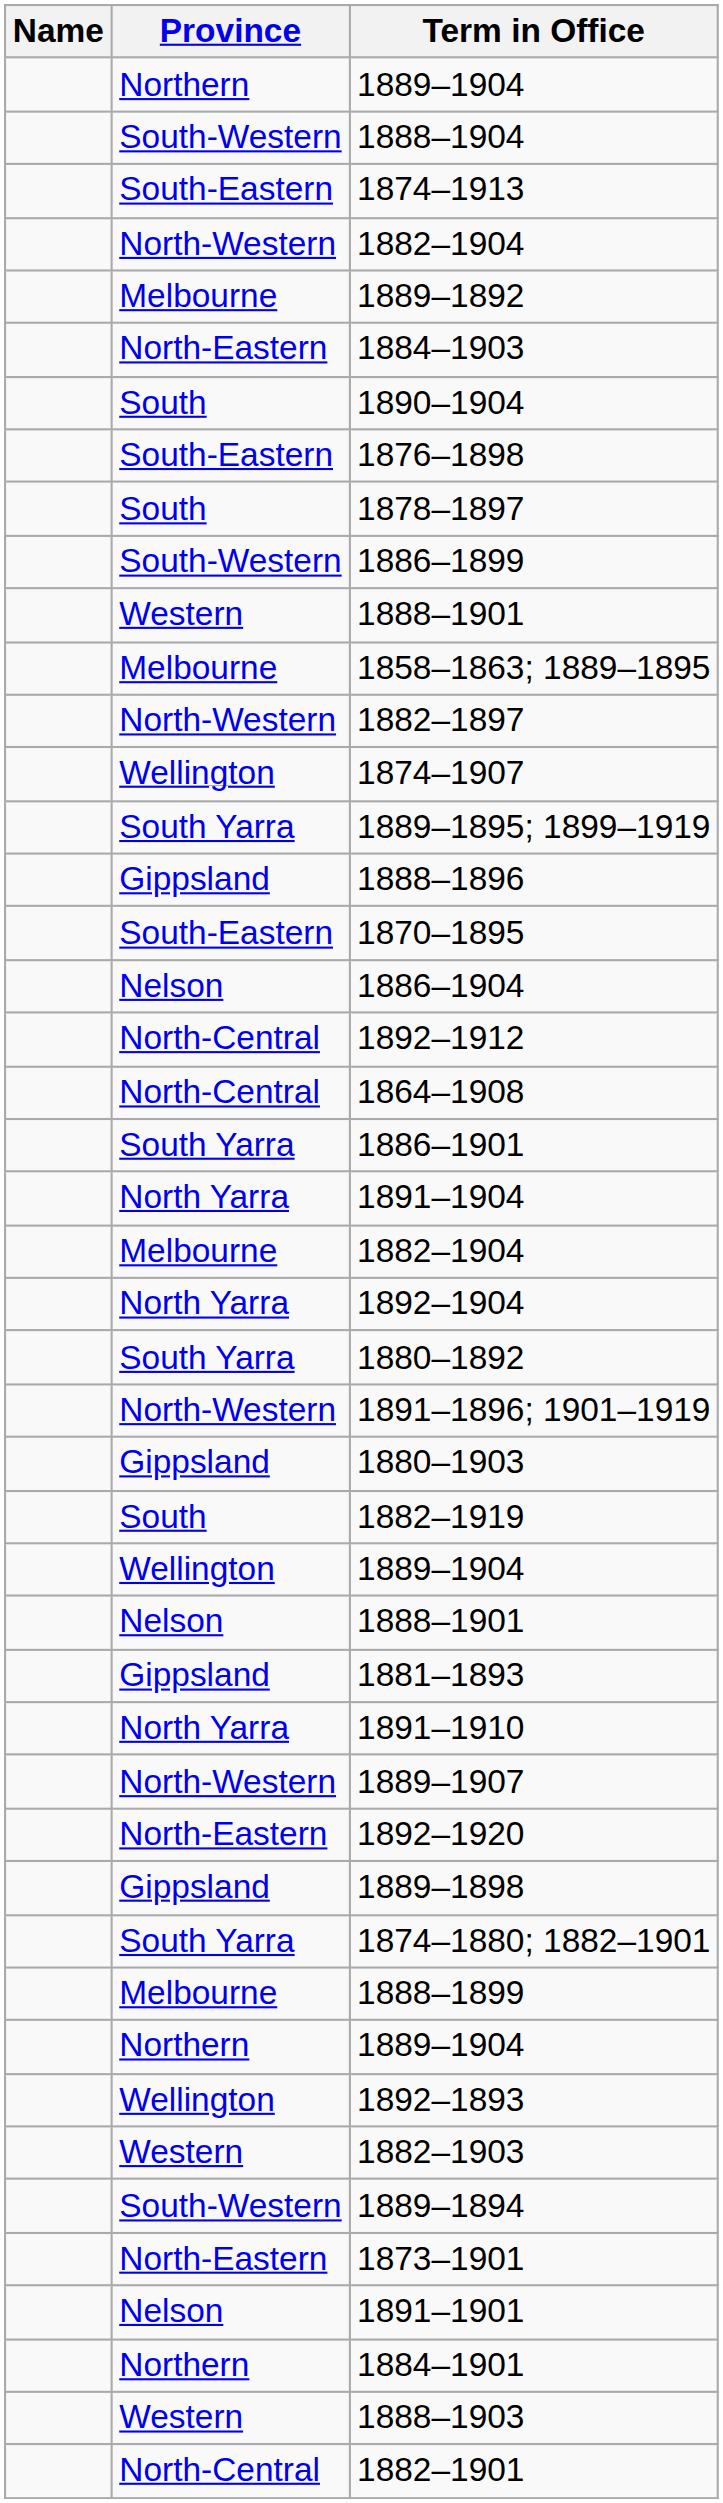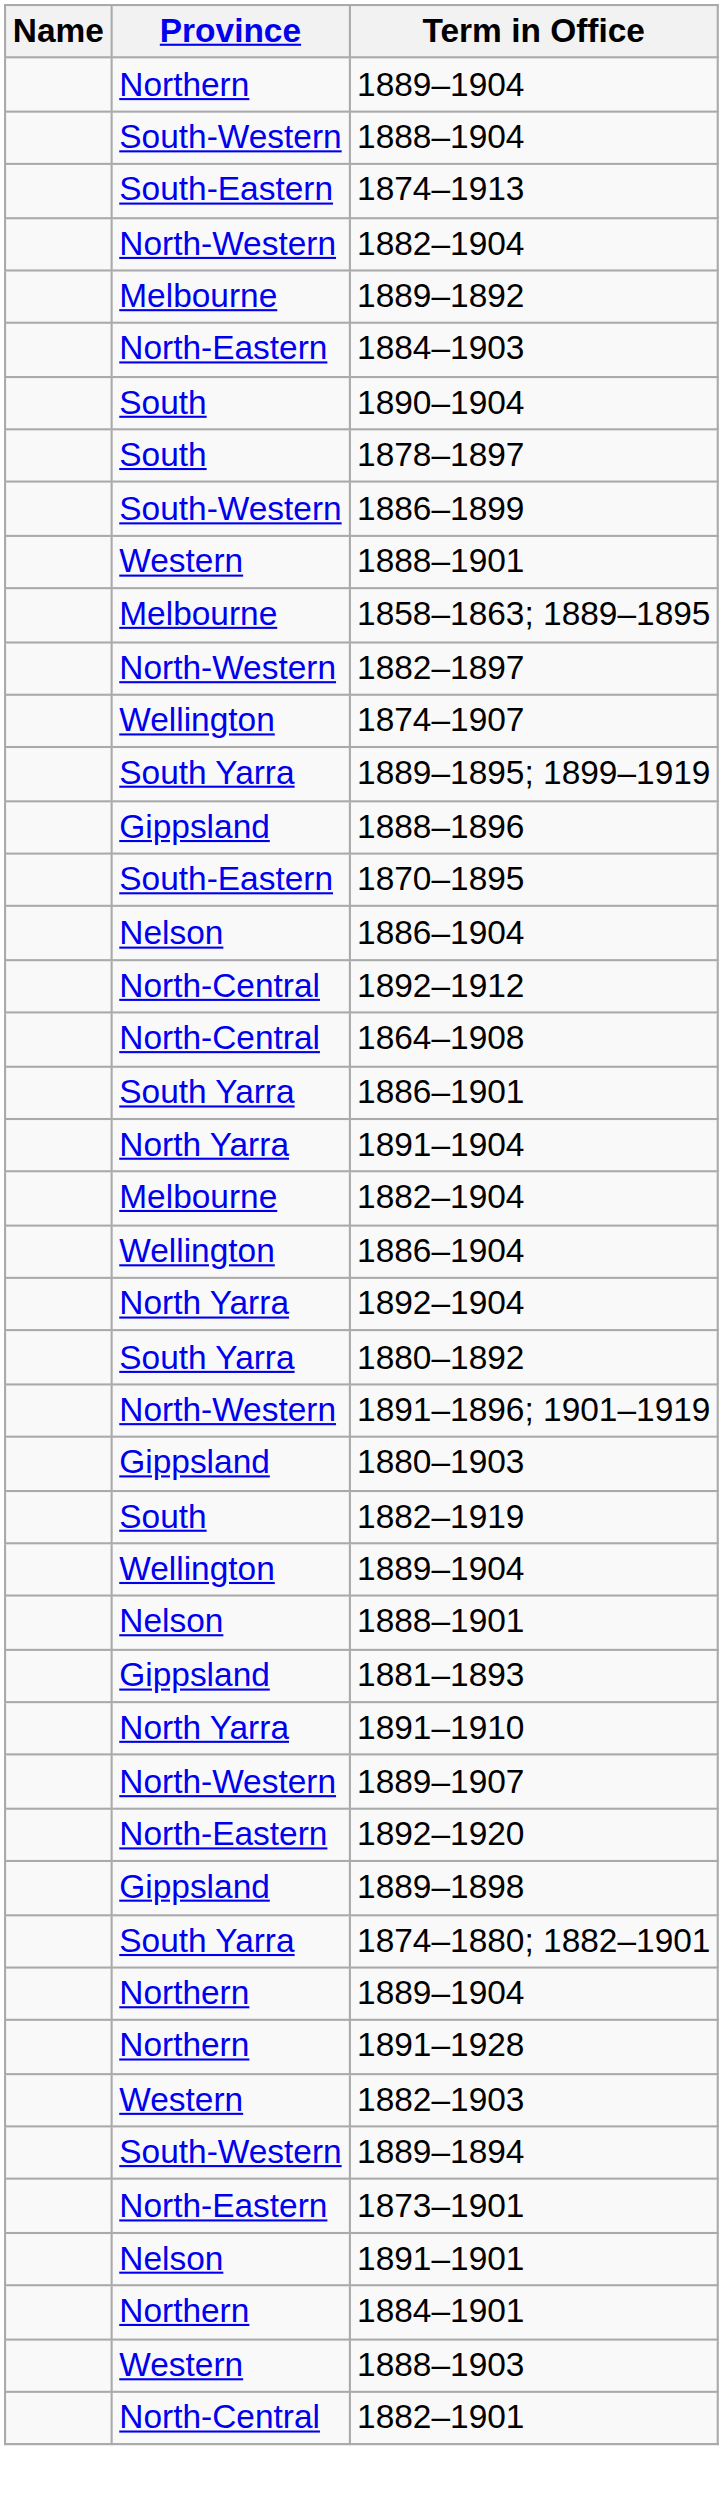- row: (226, 455)
+ row: (197, 1250)
- row: (198, 1993)
- row: (197, 2099)
+ row: (184, 2046)
